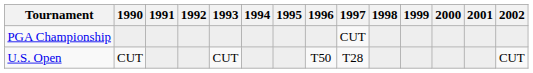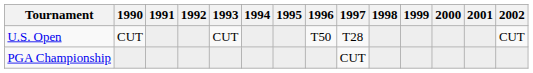rows swapped: (35, 57) <-> (59, 36)
